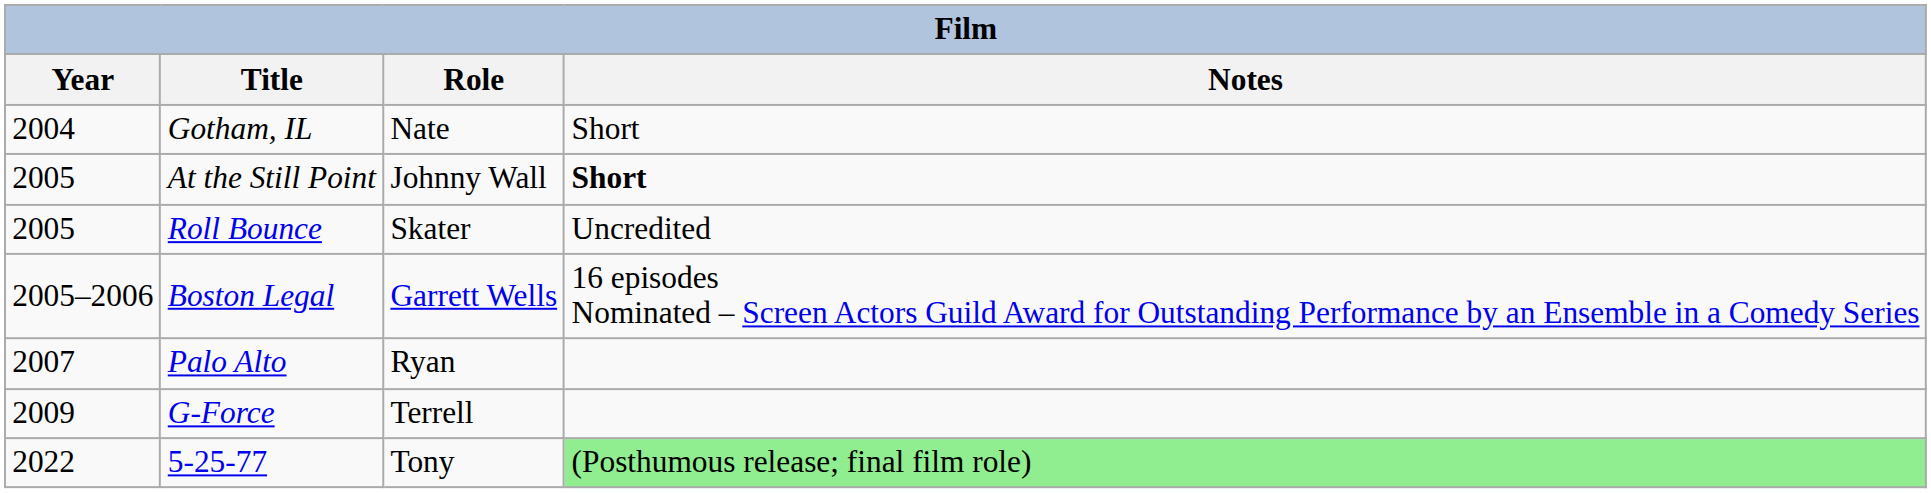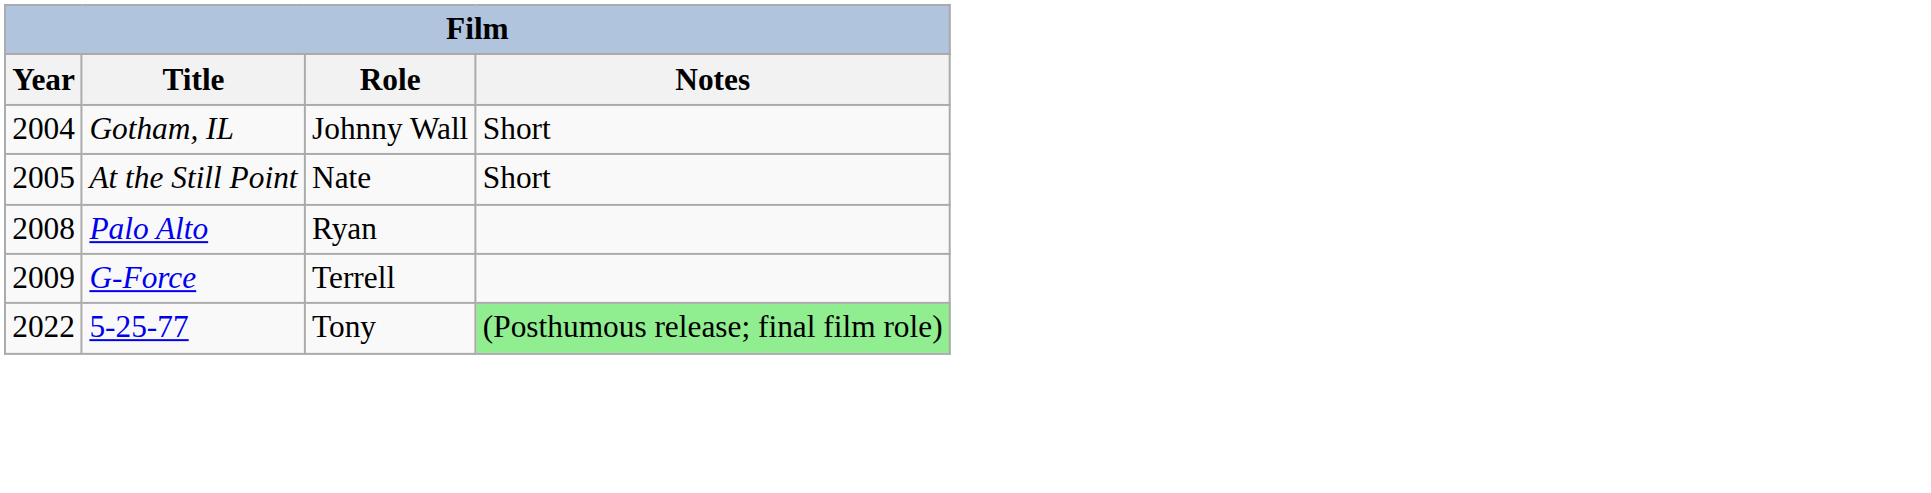(420, 128) Nate -> (390, 128) Johnny Wall
(469, 178) Johnny Wall -> (342, 178) Nate
(609, 178) bold -> (517, 178) normal
- row: (245, 228)
- row: (251, 295)
(44, 363) 2007 -> (44, 228) 2008
